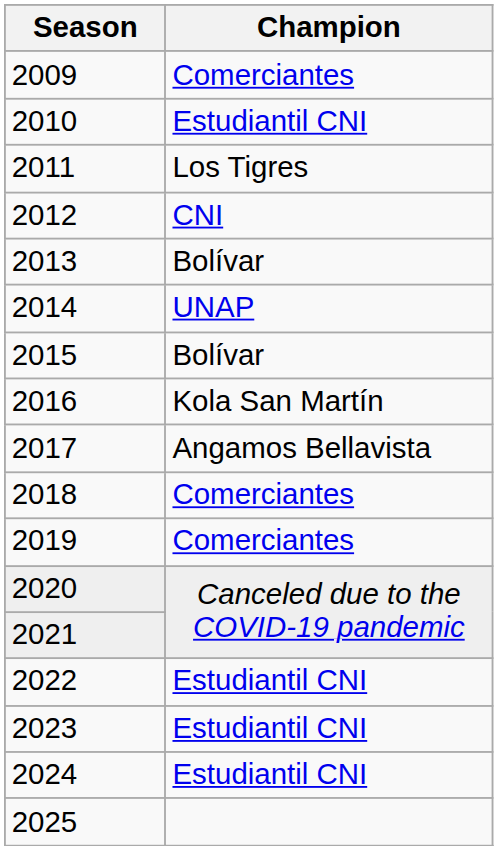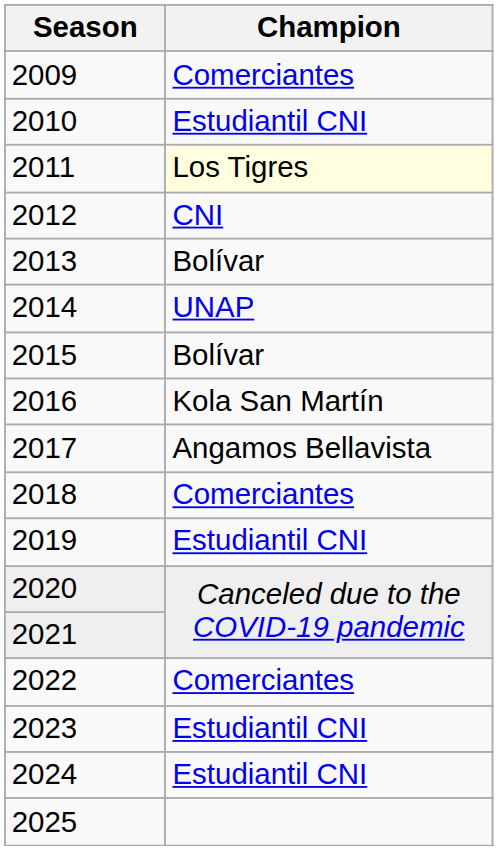(240, 167) no background -> (240, 167) lightyellow background
(263, 541) Comerciantes -> (270, 541) Estudiantil CNI
(270, 681) Estudiantil CNI -> (263, 681) Comerciantes
